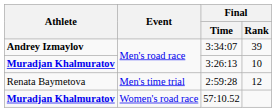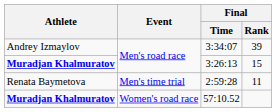(45, 47) bold -> (43, 47) normal
(257, 64) 10 -> (257, 64) 15
(257, 81) 12 -> (257, 81) 11
